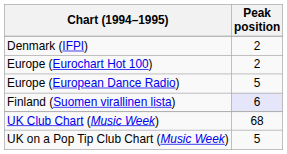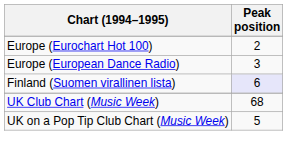- row: (48, 45)
(257, 83) 5 -> (257, 64) 3
